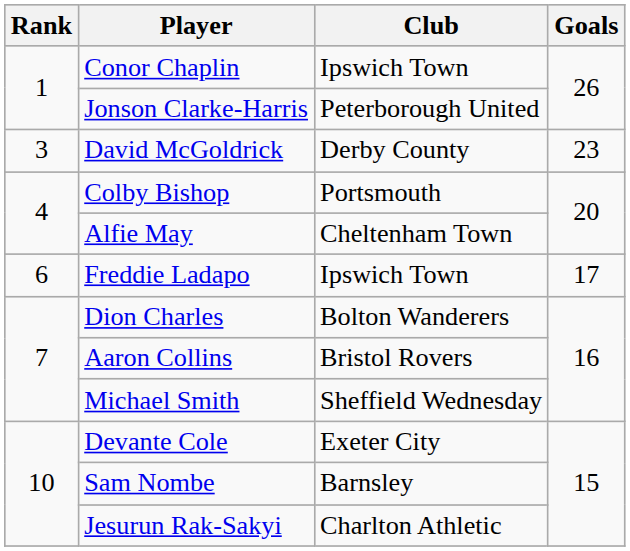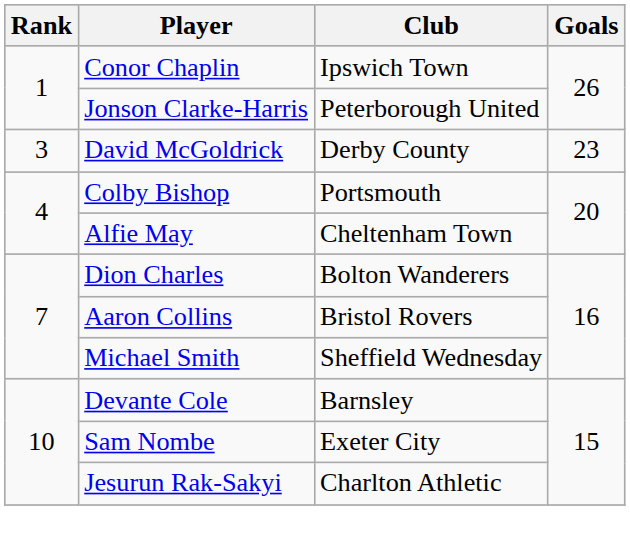- row: (167, 274)
(380, 441) Exeter City -> (367, 399) Barnsley
(367, 483) Barnsley -> (380, 441) Exeter City
